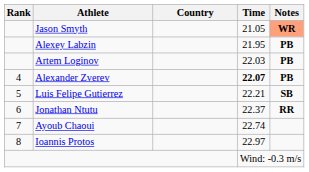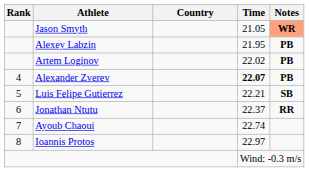(254, 61) 22.03 -> (254, 61) 22.02
